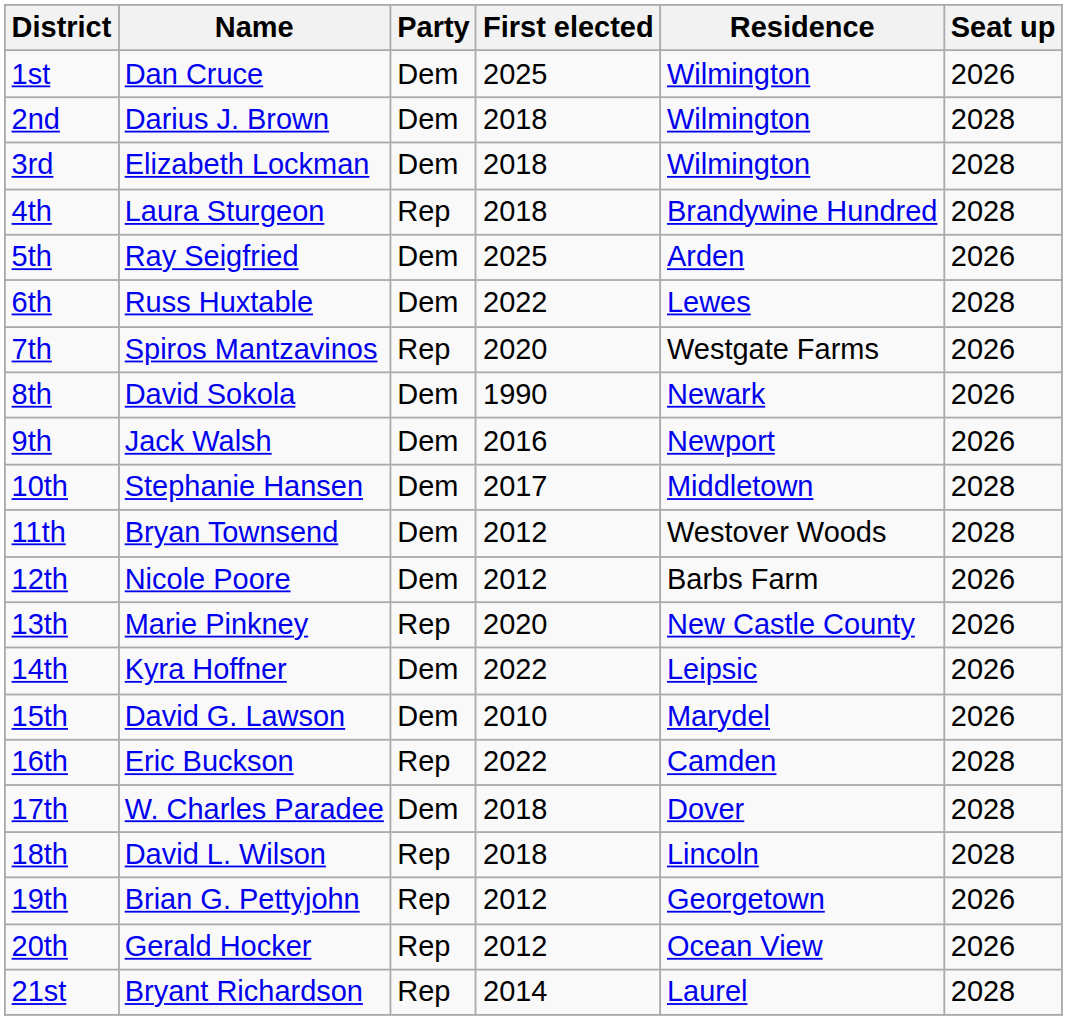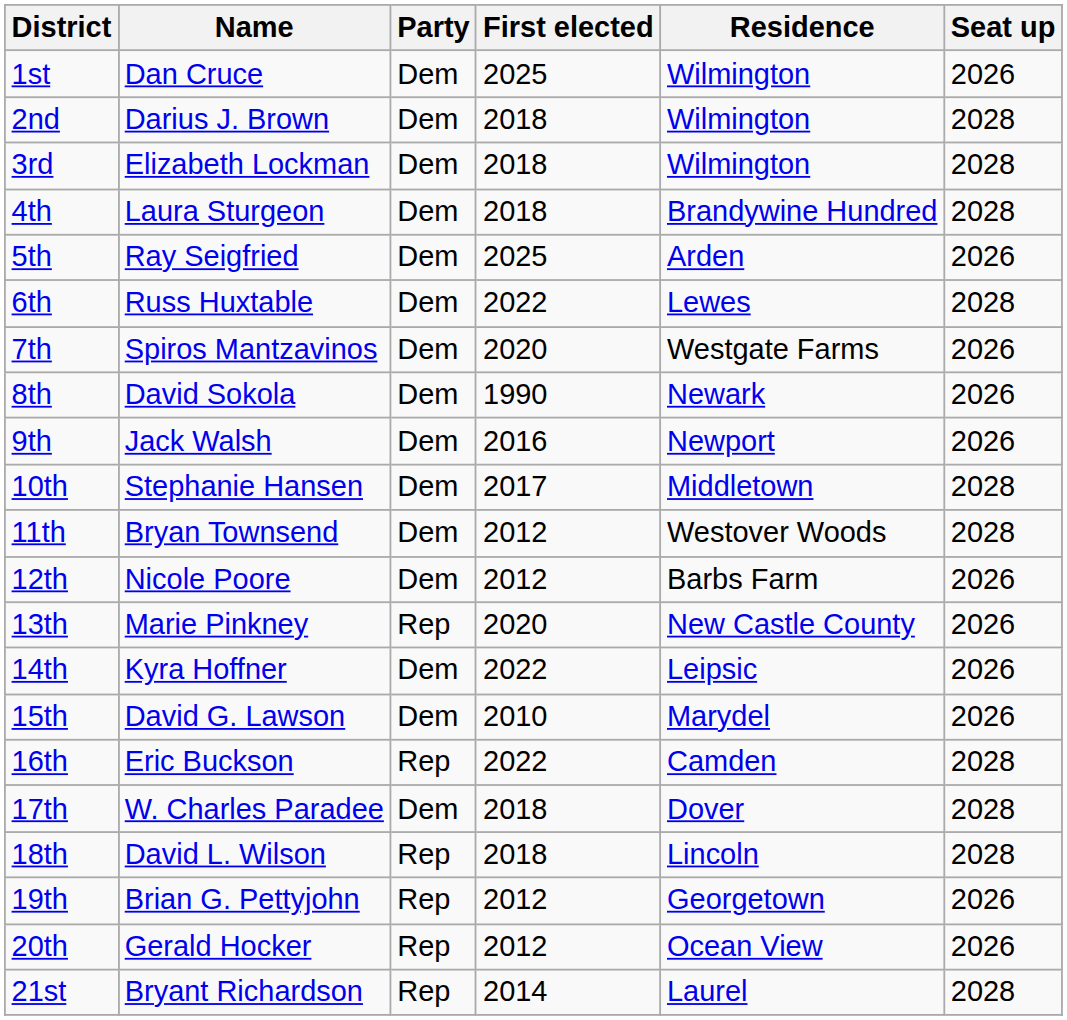(424, 211) Rep -> (428, 211) Dem
(424, 348) Rep -> (428, 348) Dem
